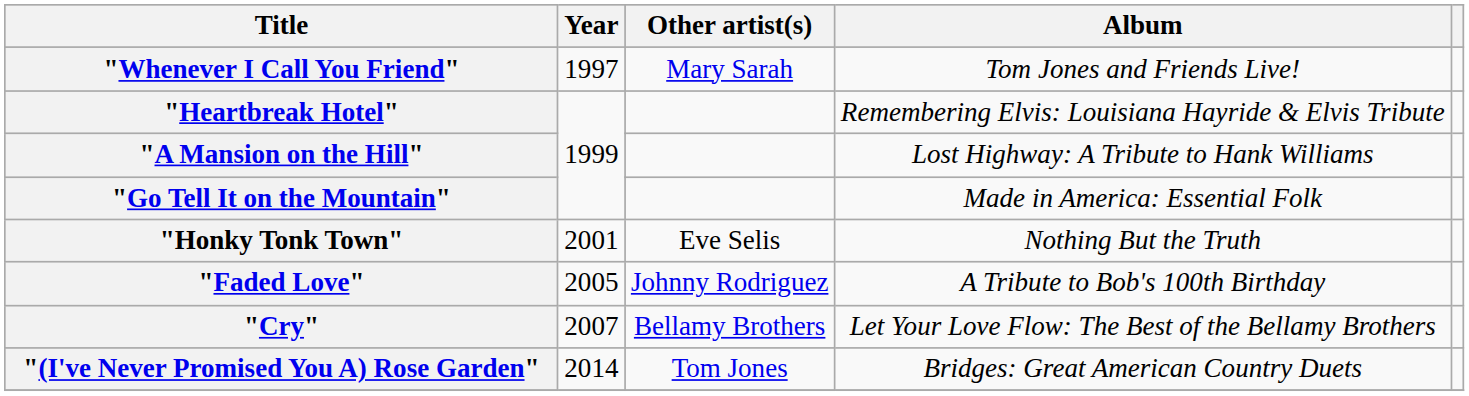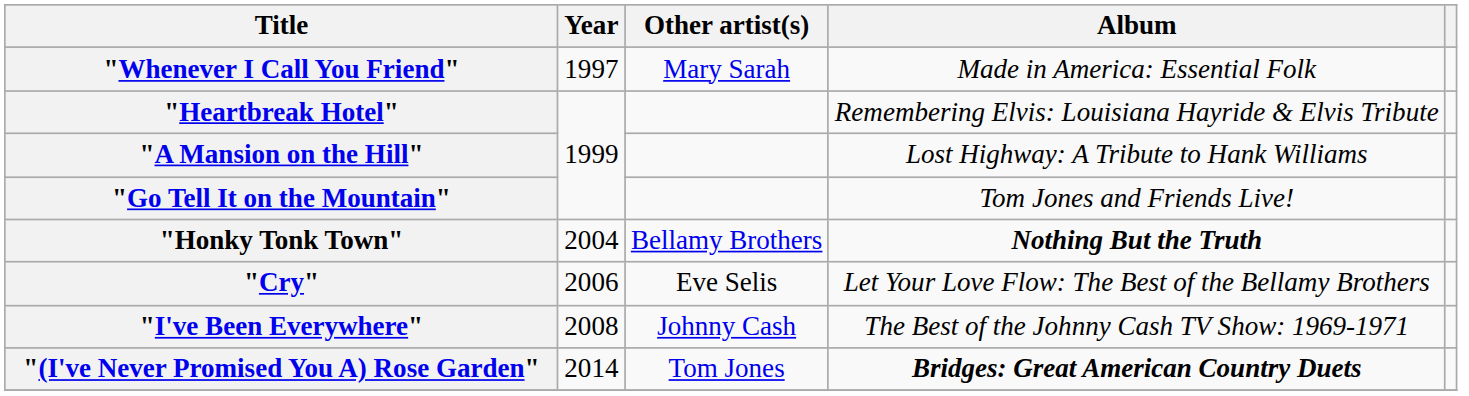(1143, 68) Tom Jones and Friends Live! -> (1137, 68) Made in America: Essential Folk
(1143, 197) Made in America: Essential Folk -> (1137, 197) Tom Jones and Friends Live!
(591, 240) 2001 -> (591, 240) 2004
(730, 240) Eve Selis -> (727, 240) Bellamy Brothers
(1143, 240) normal -> (1137, 240) bold
- row: (281, 283)
(591, 326) 2007 -> (591, 283) 2006
(730, 326) Bellamy Brothers -> (727, 283) Eve Selis
+ row: (281, 326)
(1143, 369) normal -> (1137, 369) bold
